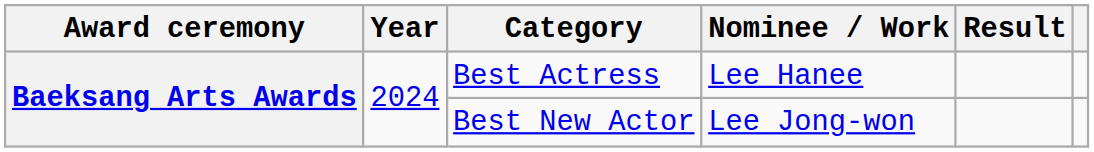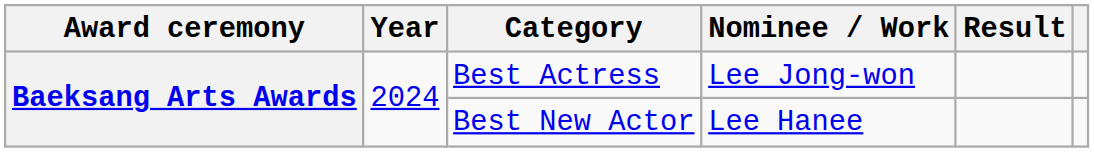(786, 75) Lee Hanee -> (812, 75) Lee Jong-won
(812, 122) Lee Jong-won -> (786, 122) Lee Hanee
